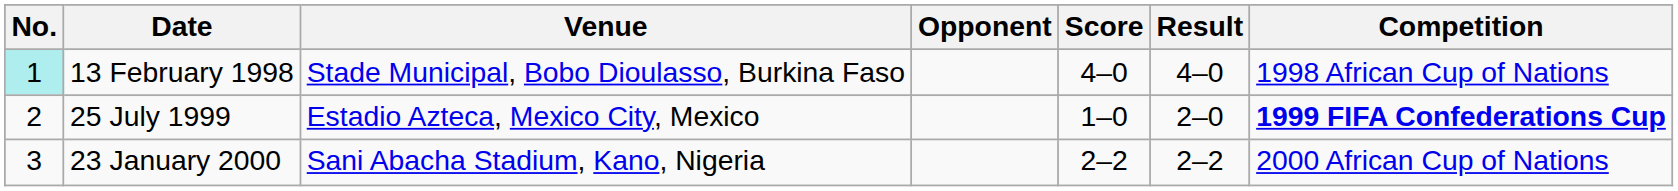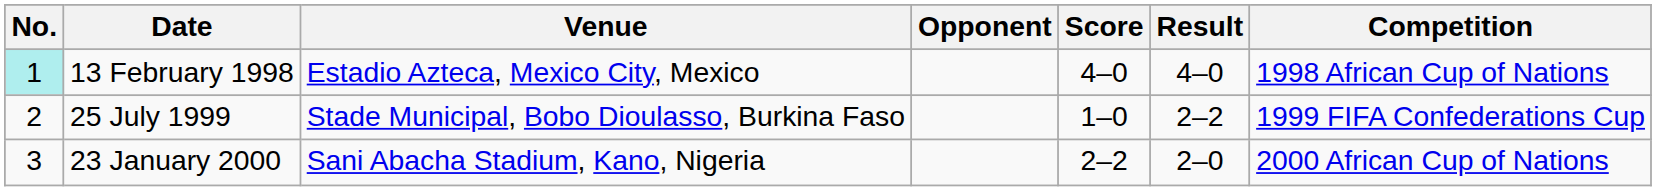(606, 71) Stade Municipal, Bobo Dioulasso, Burkina Faso -> (533, 71) Estadio Azteca, Mexico City, Mexico
(533, 116) Estadio Azteca, Mexico City, Mexico -> (606, 116) Stade Municipal, Bobo Dioulasso, Burkina Faso
(1200, 116) 2–0 -> (1200, 116) 2–2
(1461, 116) bold -> (1451, 116) normal
(1200, 161) 2–2 -> (1200, 161) 2–0
